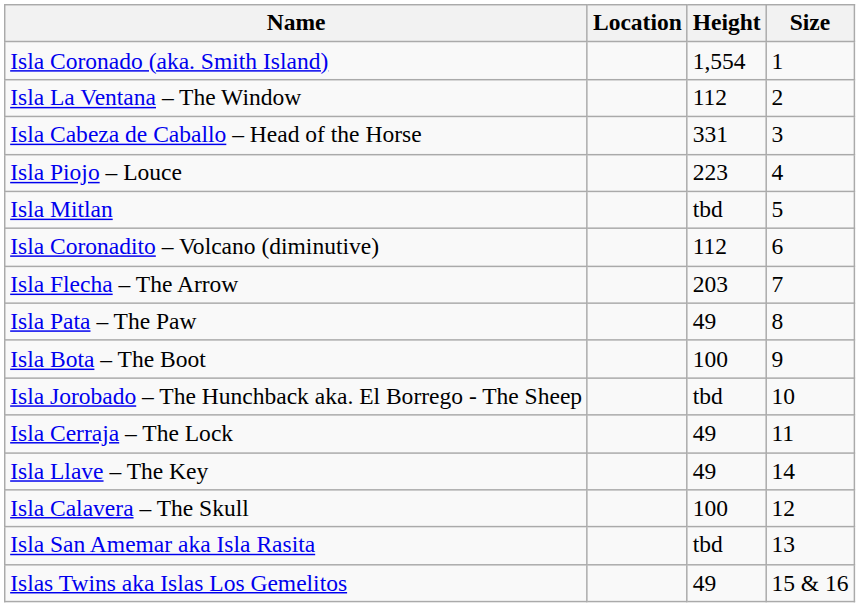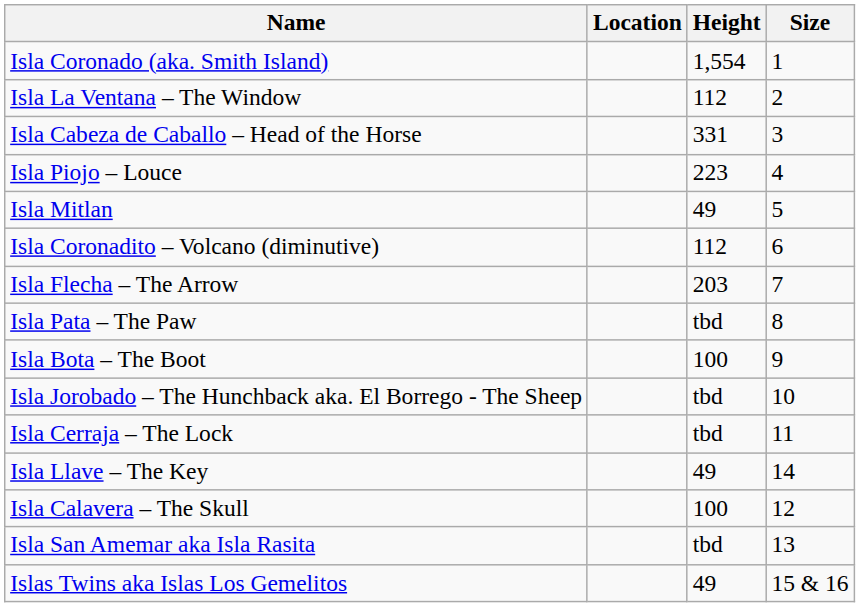(708, 209) tbd -> (704, 209) 49
(704, 321) 49 -> (708, 321) tbd
(704, 433) 49 -> (708, 433) tbd
